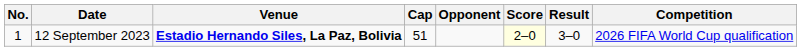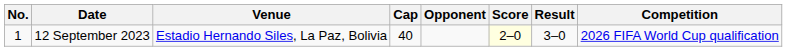(279, 35) bold -> (272, 35) normal
(420, 35) 51 -> (406, 35) 40
